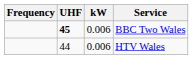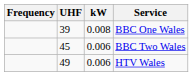+ row: (150, 29)
(65, 29) bold -> (65, 46) normal
(65, 46) 44 -> (65, 63) 49
